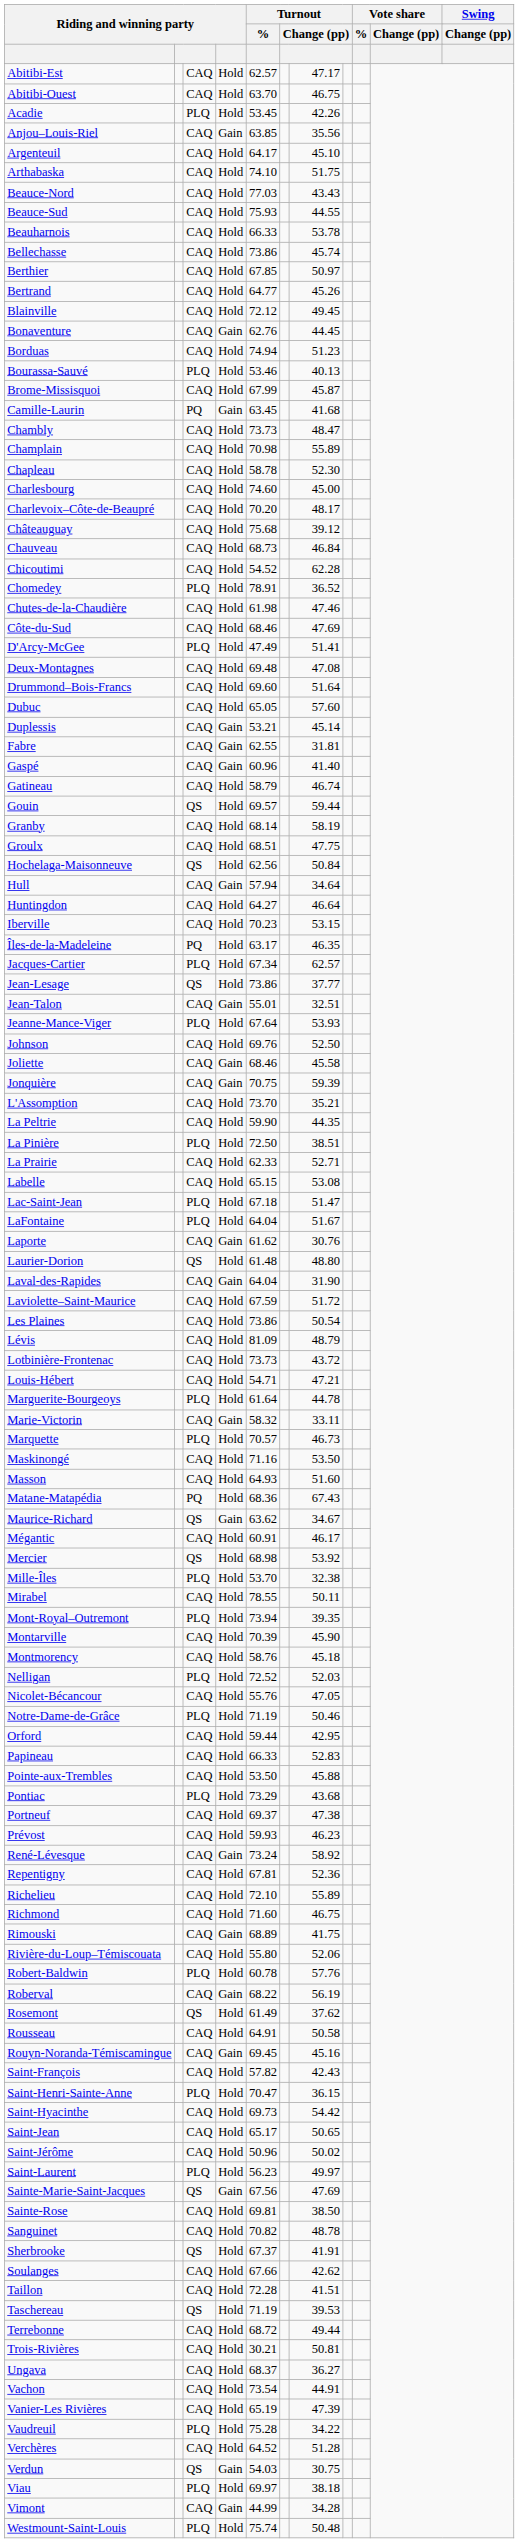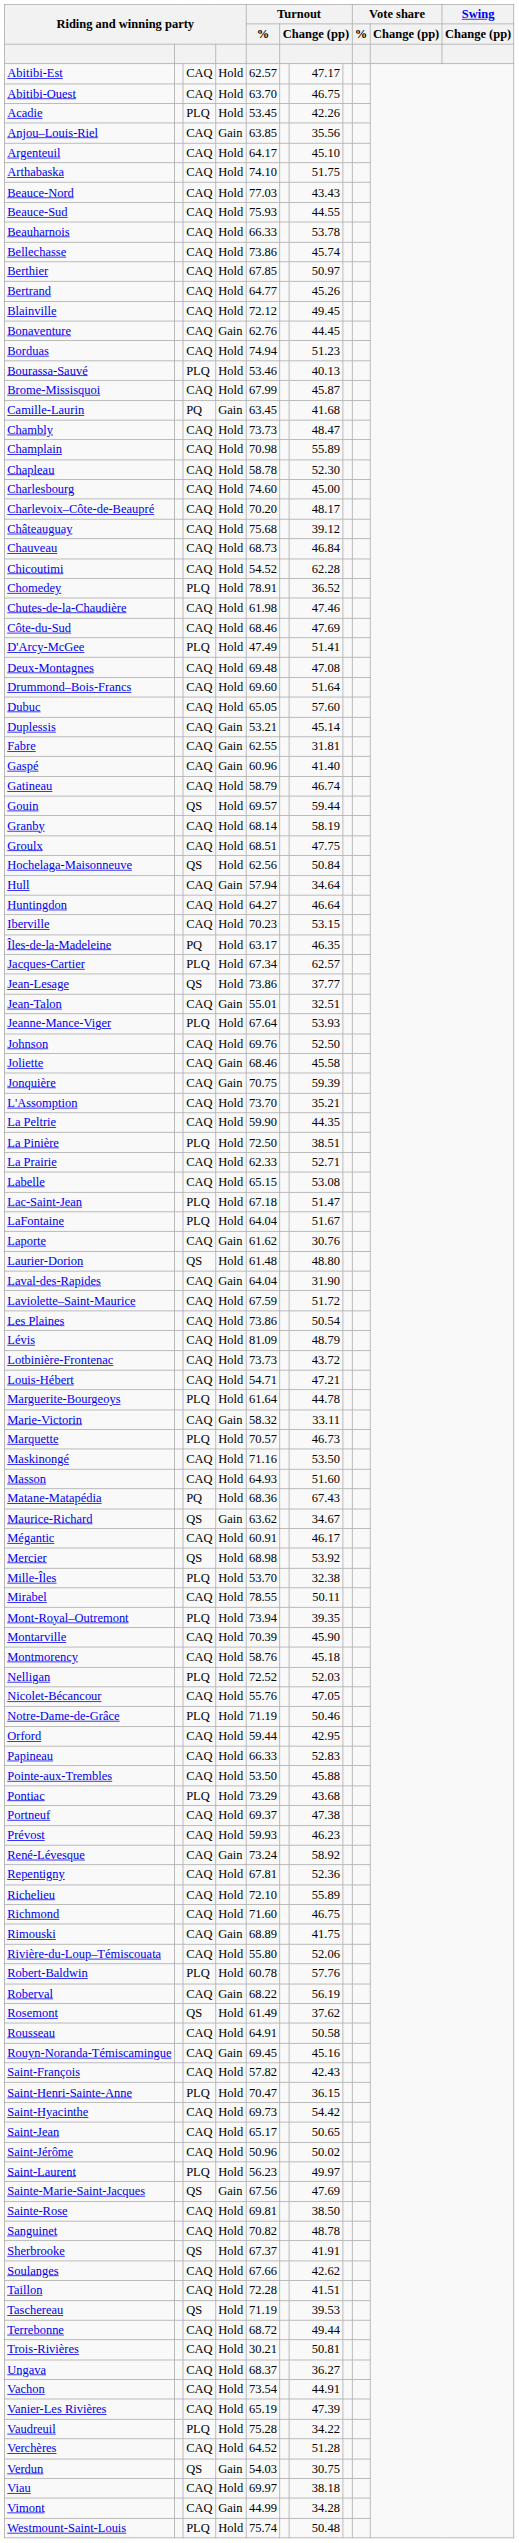(198, 2488) PLQ -> (199, 2488) CAQ
